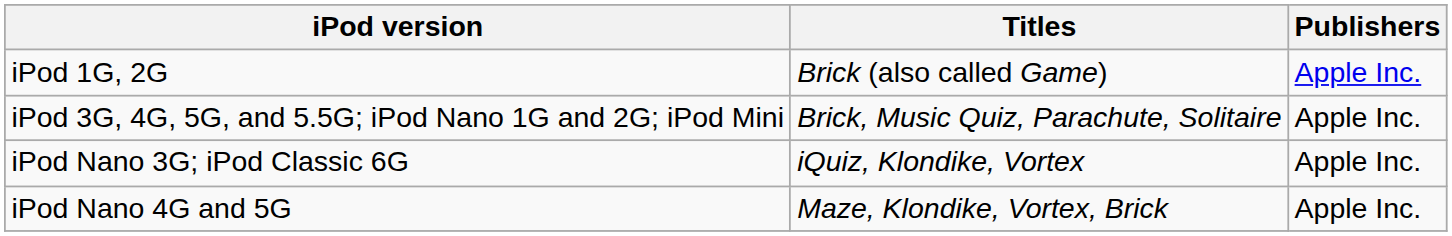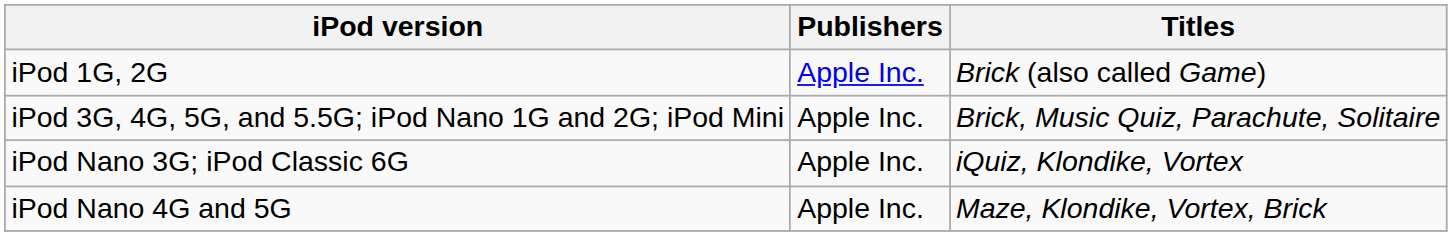columns swapped: (1039, 27) <-> (1367, 27)
